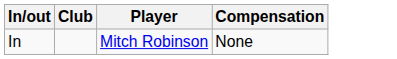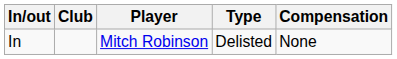+ column: (244, 16)
